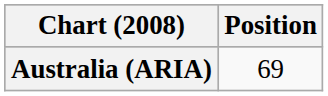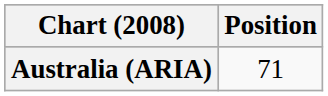(271, 68) 69 -> (271, 68) 71
